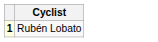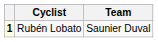+ column: (118, 12)
